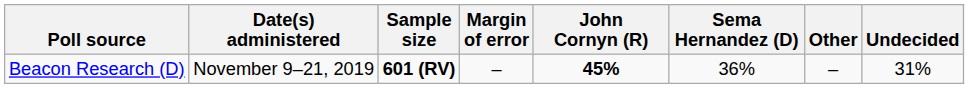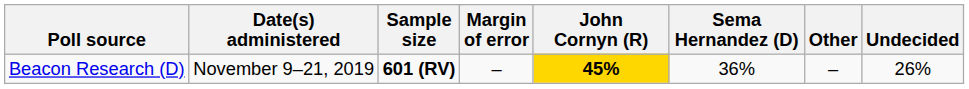(601, 69) no background -> (601, 69) gold background
(913, 69) 31% -> (913, 69) 26%
